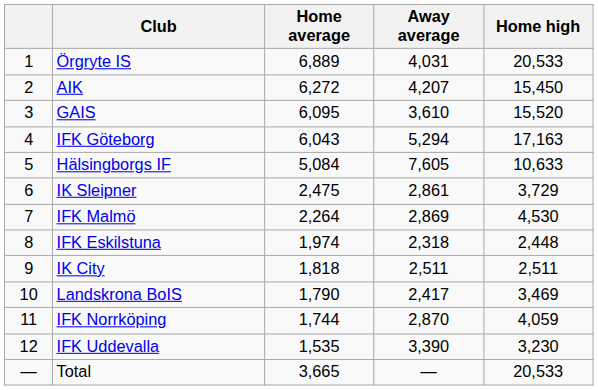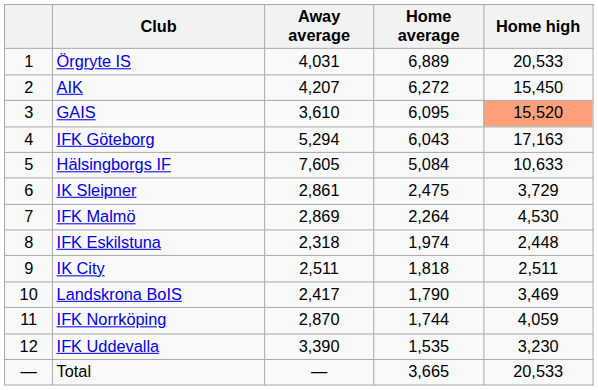columns swapped: (319, 26) <-> (429, 26)
(538, 113) no background -> (538, 113) lightsalmon background
